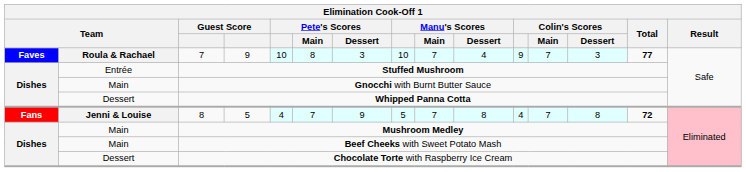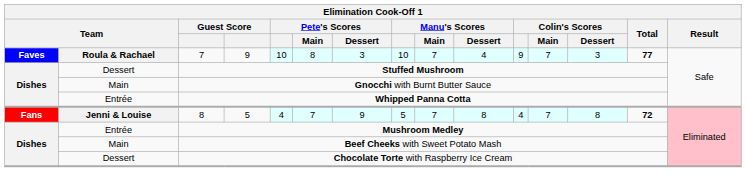(119, 70) Entrée -> (119, 70) Dessert
(119, 99) Dessert -> (119, 99) Entrée
(119, 130) Main -> (119, 130) Entrée
